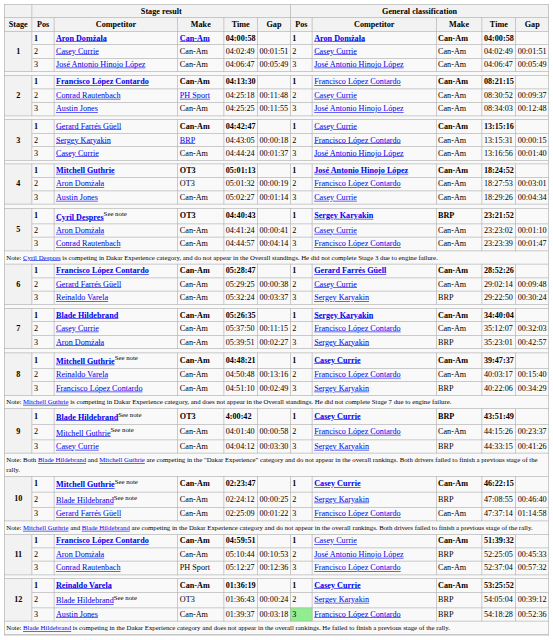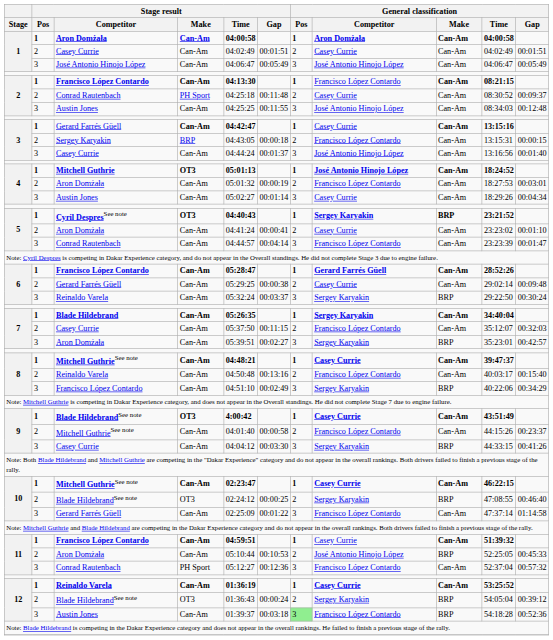(187, 183) OT3 -> (194, 183) Can-Am
(446, 416) BRP -> (453, 416) Can-Am
(194, 499) Can-Am -> (187, 499) OT3
